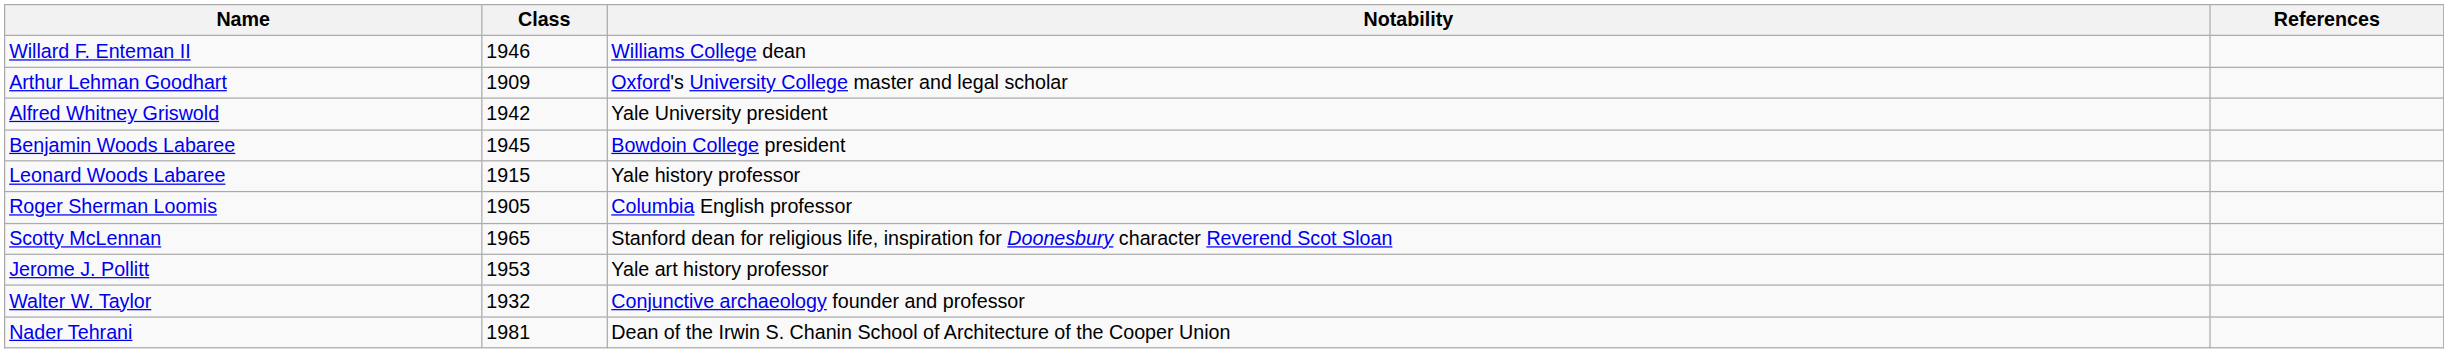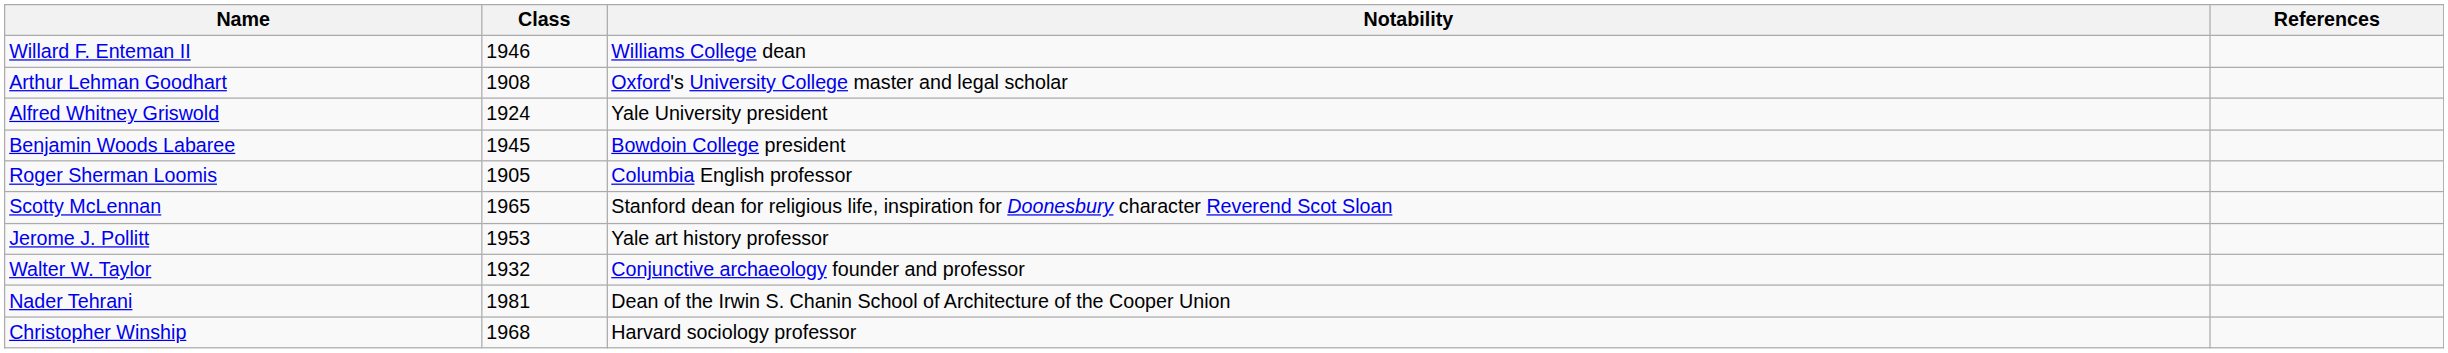(508, 82) 1909 -> (508, 82) 1908
(508, 113) 1942 -> (508, 113) 1924
- row: (117, 176)
+ row: (98, 332)
